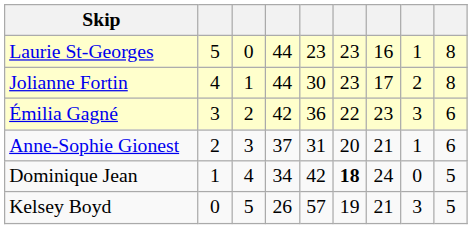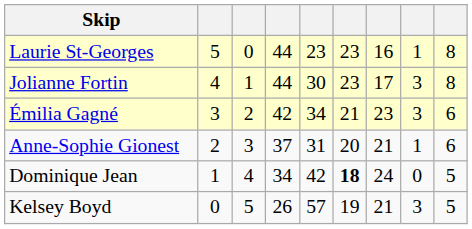(417, 82) 2 -> (417, 82) 3
(316, 113) 36 -> (316, 113) 34
(350, 113) 22 -> (350, 113) 21
